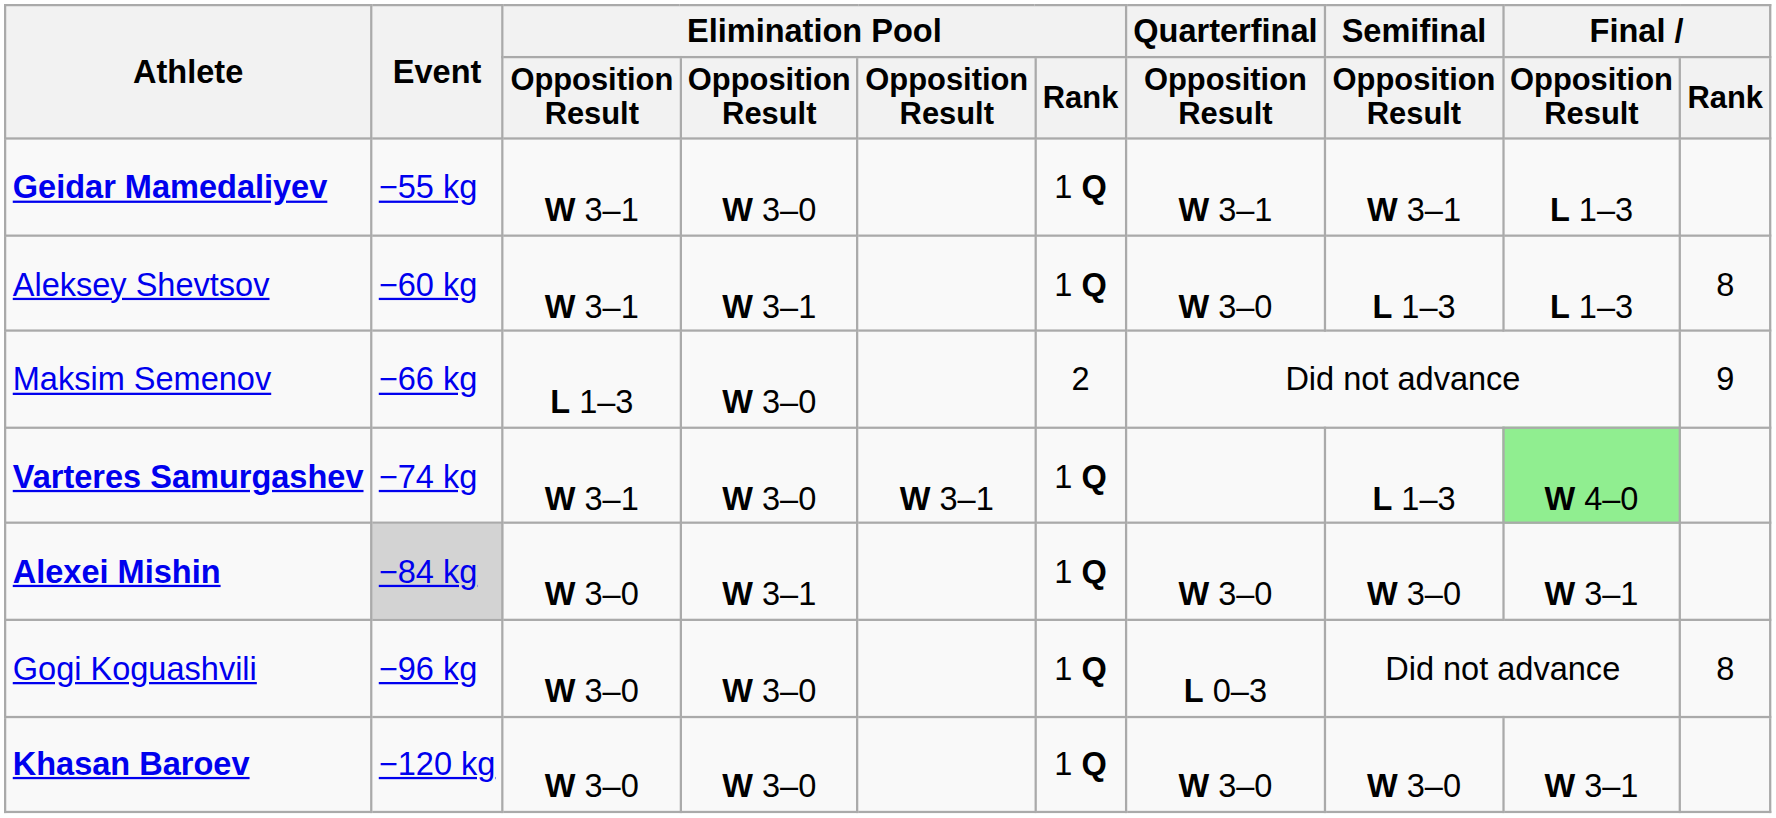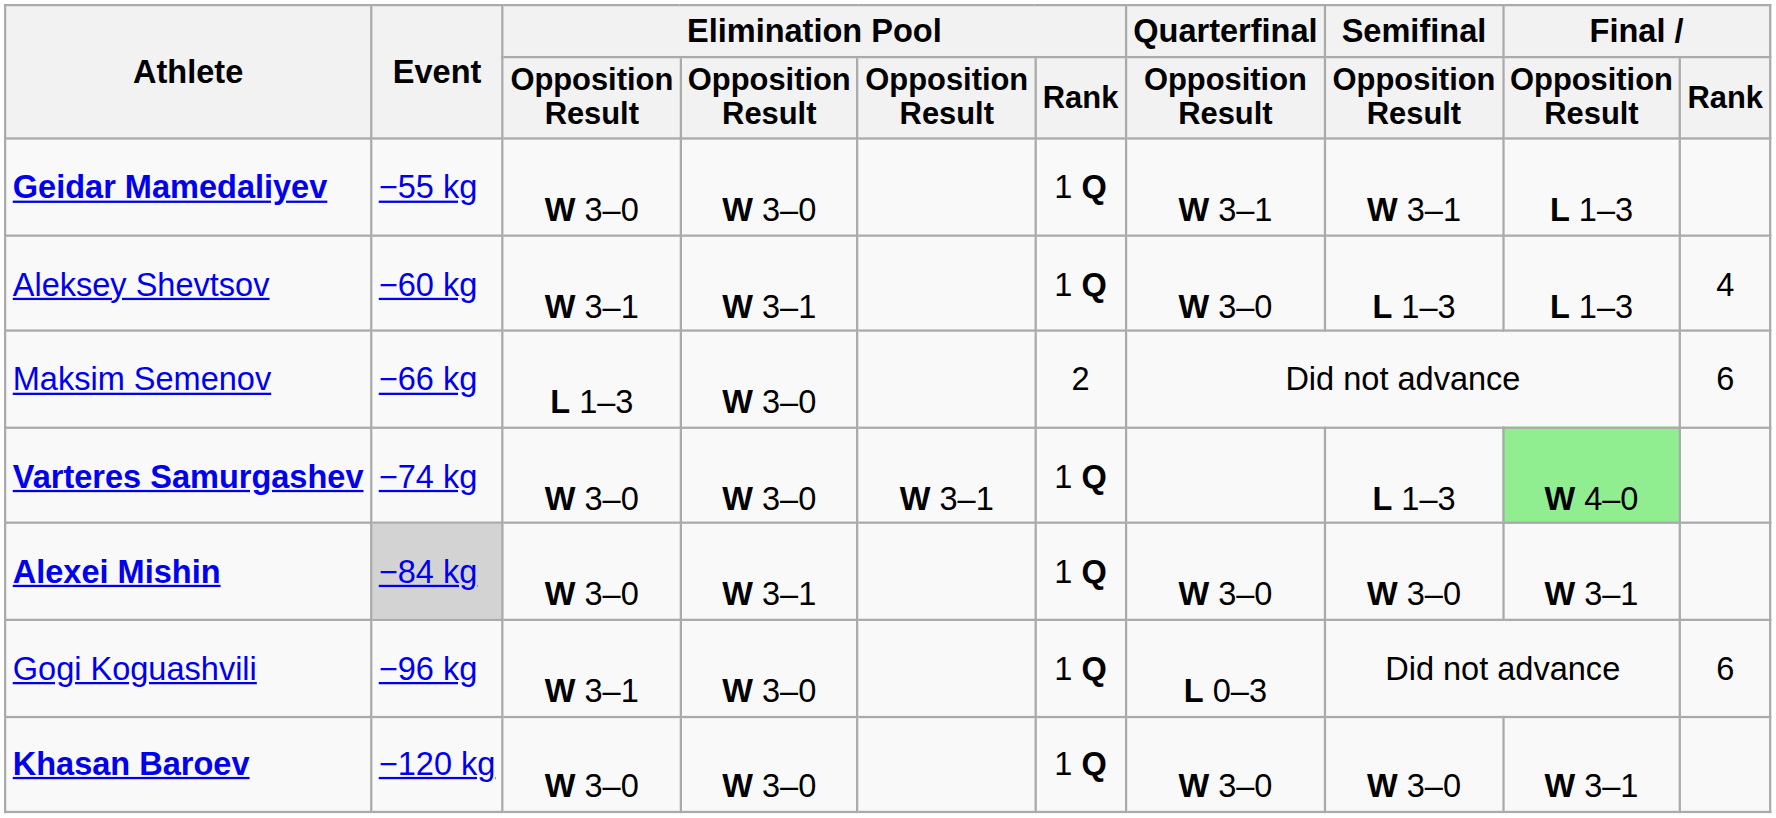(592, 210) W 3–1 -> (592, 210) W 3–0
(1725, 284) 8 -> (1725, 284) 4
(1725, 380) 9 -> (1725, 380) 6
(592, 498) W 3–1 -> (592, 498) W 3–0
(592, 691) W 3–0 -> (592, 691) W 3–1
(1725, 668) 8 -> (1725, 668) 6
